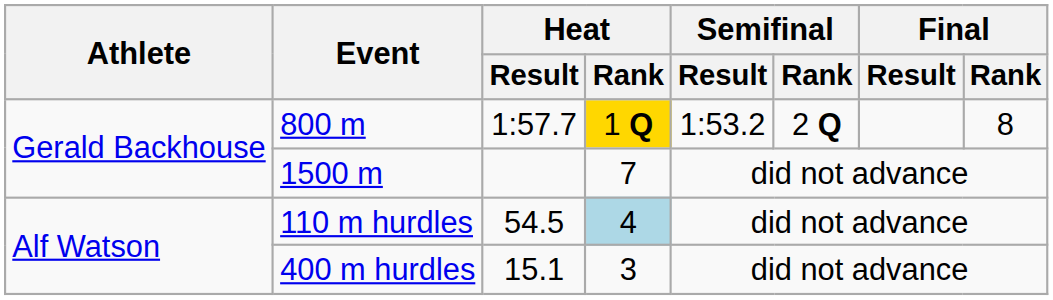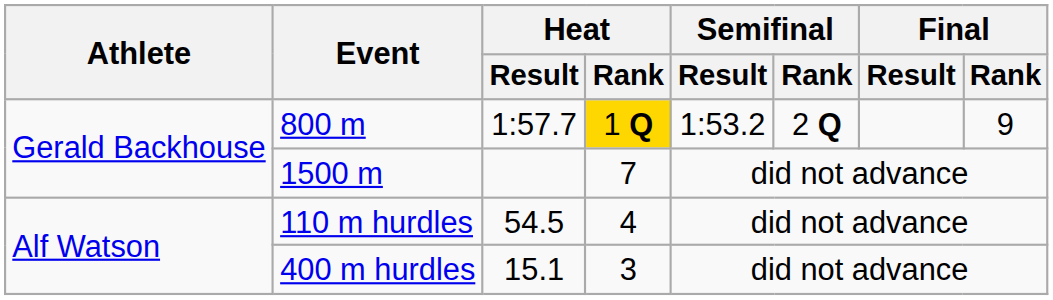(1005, 124) 8 -> (1005, 124) 9
(628, 222) lightblue background -> (628, 222) no background
